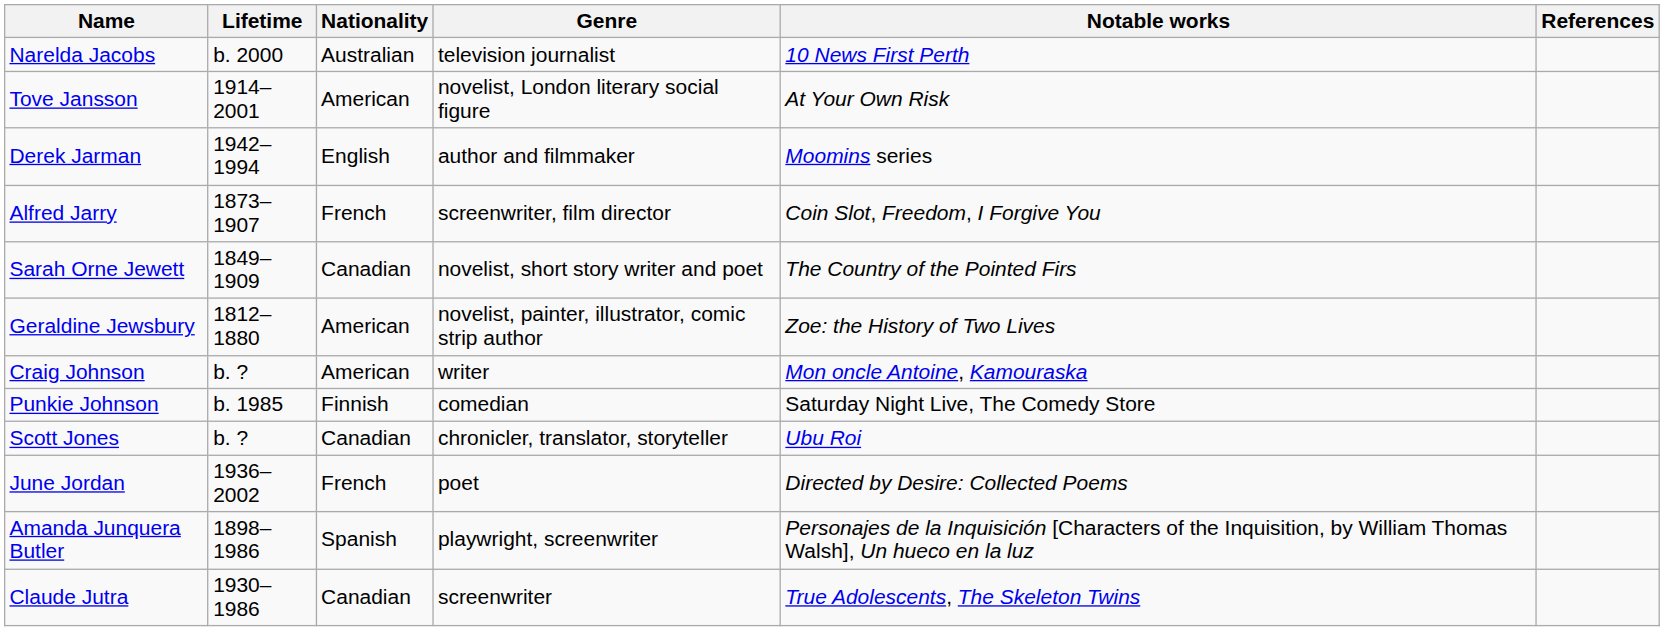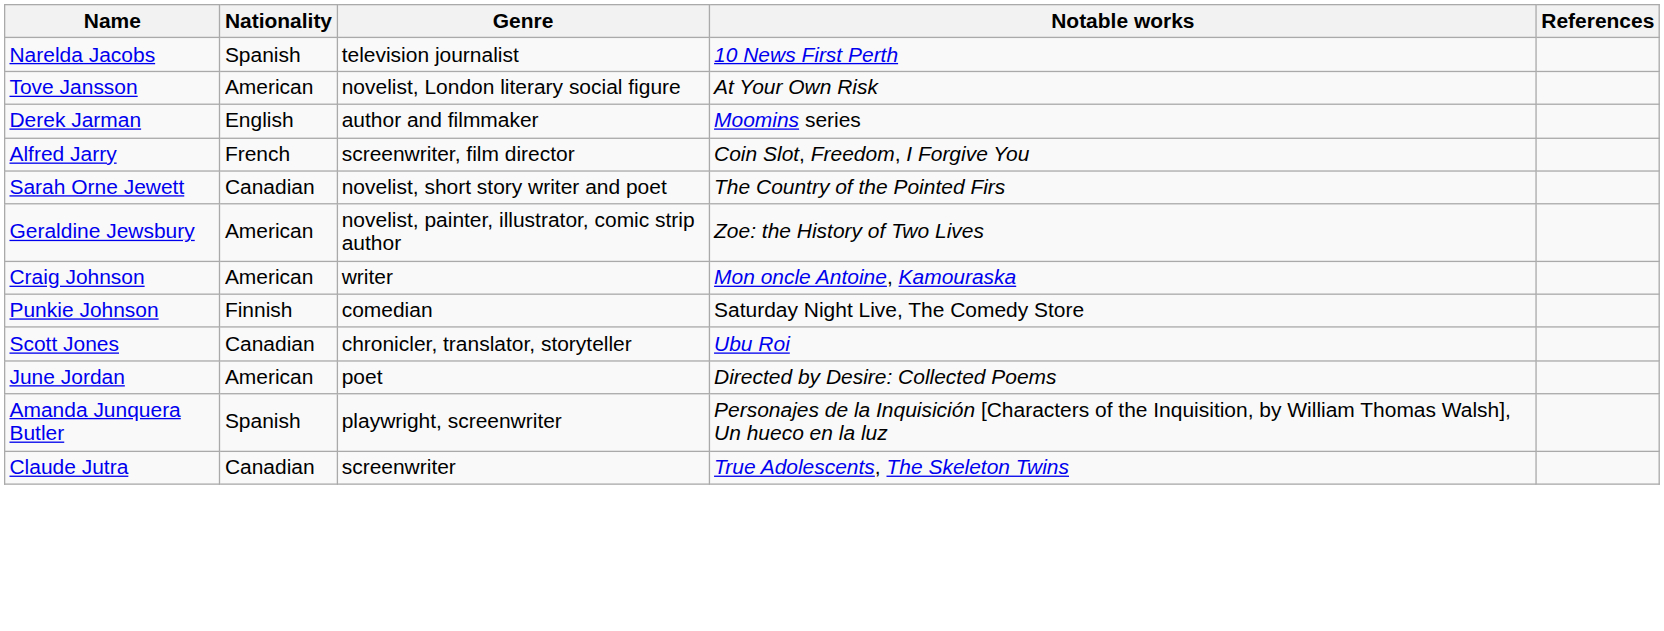- column: (262, 21)
(368, 54) Australian -> (263, 54) Spanish
(354, 483) French -> (269, 377) American
